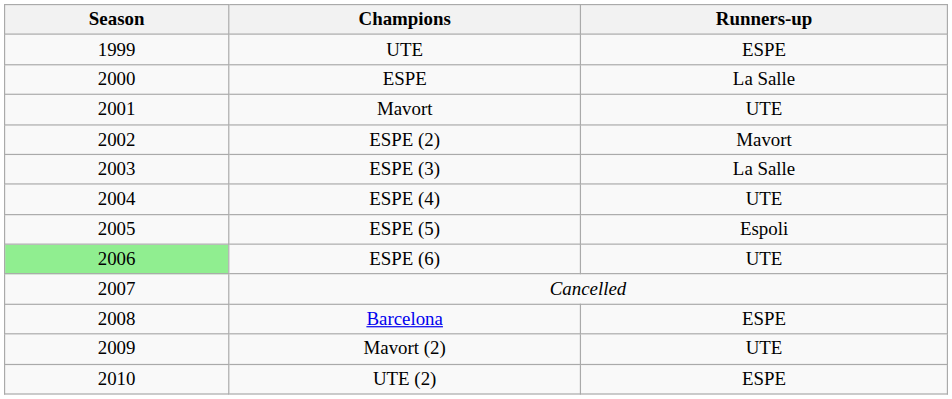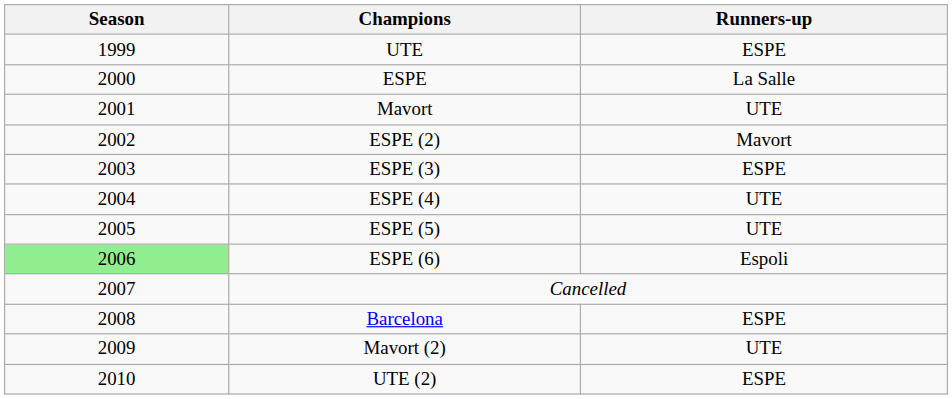(764, 169) La Salle -> (764, 169) ESPE
(764, 229) Espoli -> (764, 229) UTE
(764, 259) UTE -> (764, 259) Espoli
